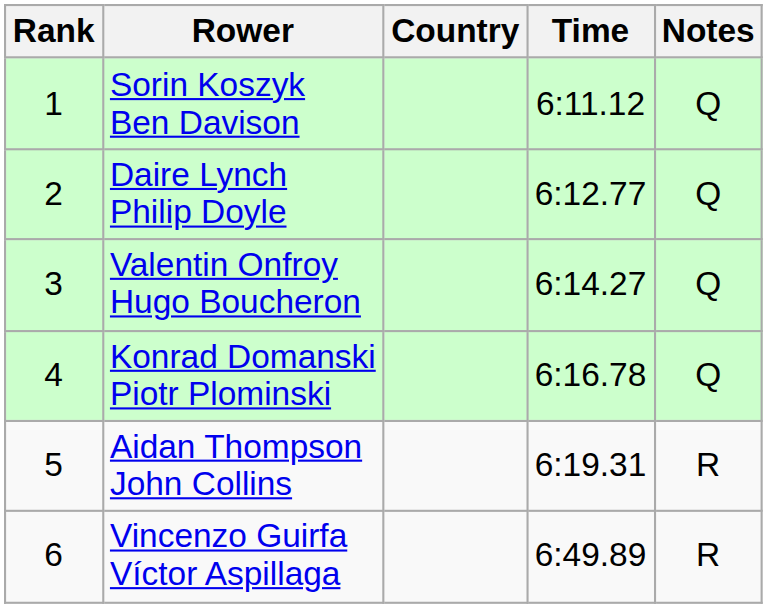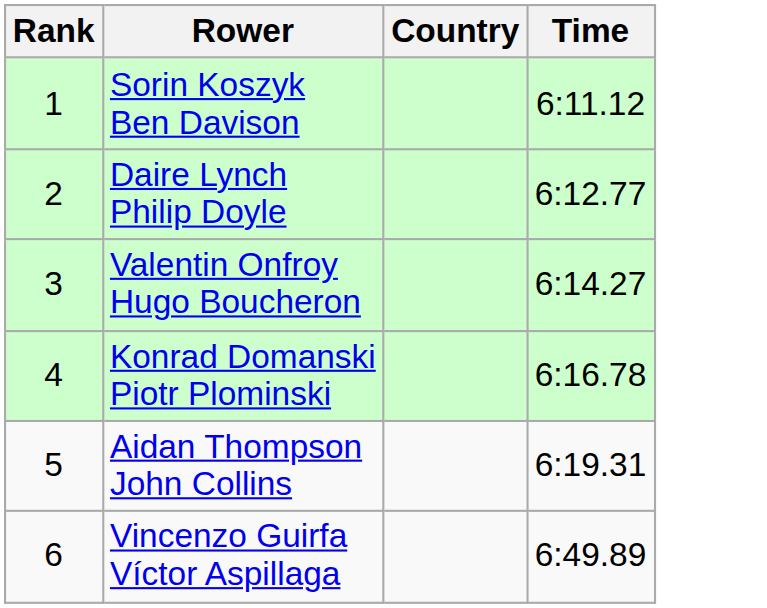- column: (708, 31)
